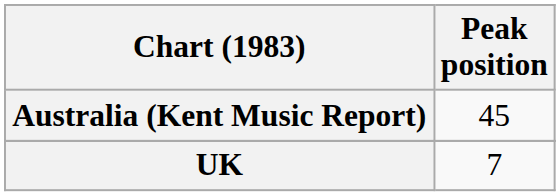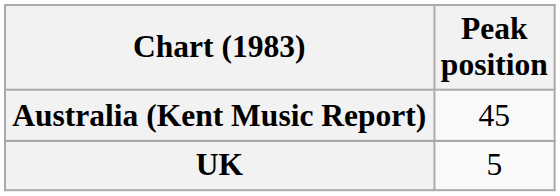(494, 164) 7 -> (494, 164) 5
